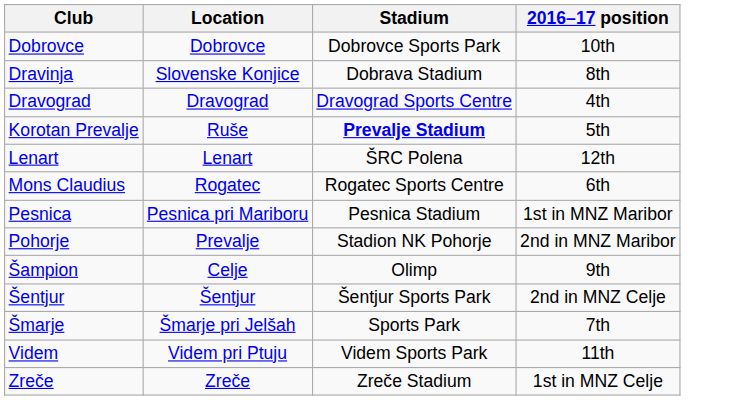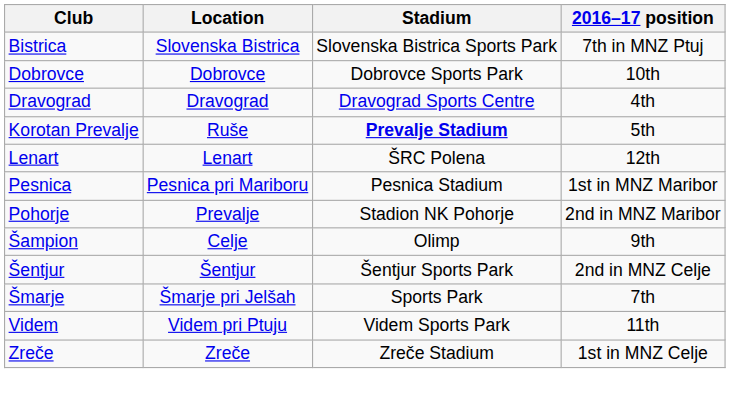+ row: (37, 46)
- row: (41, 74)
- row: (67, 185)
